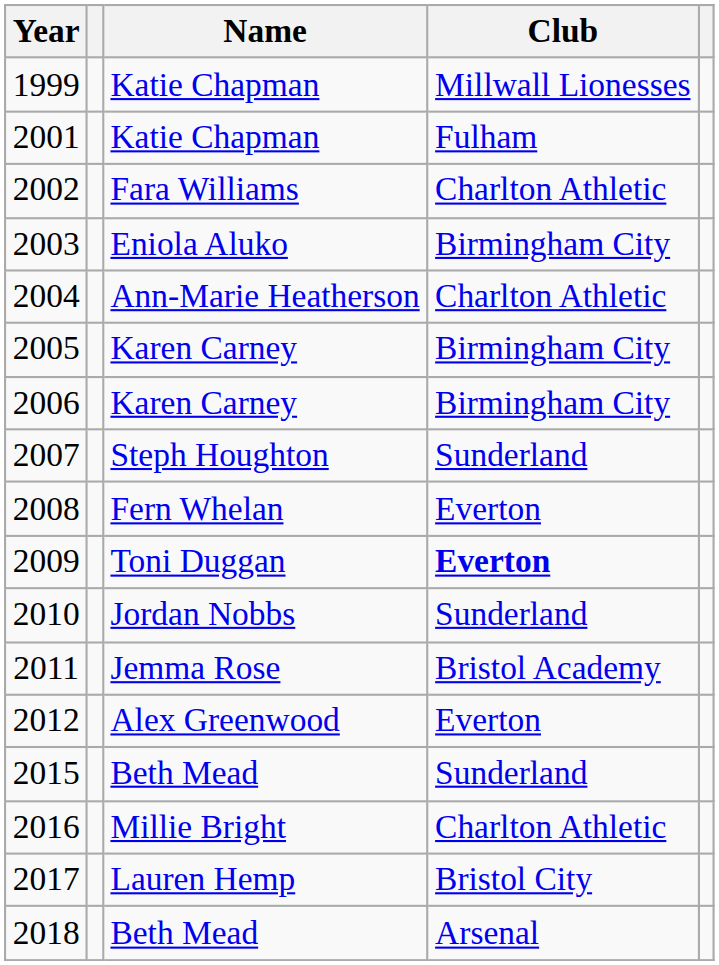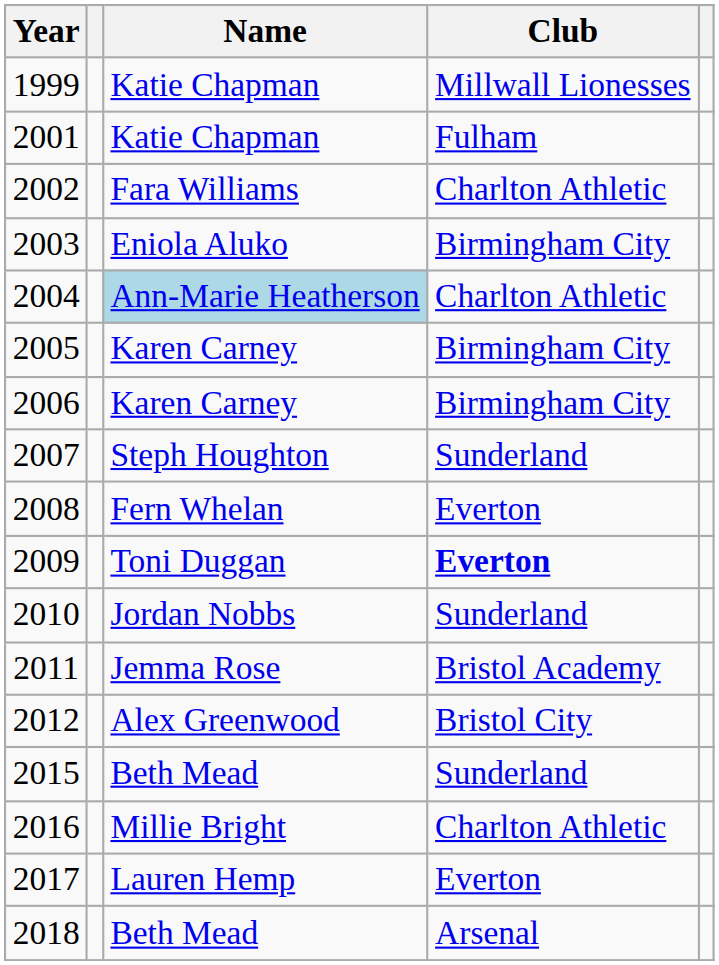(265, 296) no background -> (265, 296) lightblue background
(488, 720) Everton -> (514, 720) Bristol City
(514, 879) Bristol City -> (488, 879) Everton
